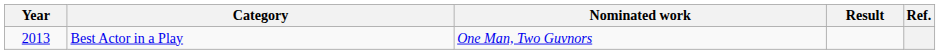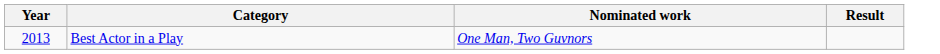- column: (919, 15)
